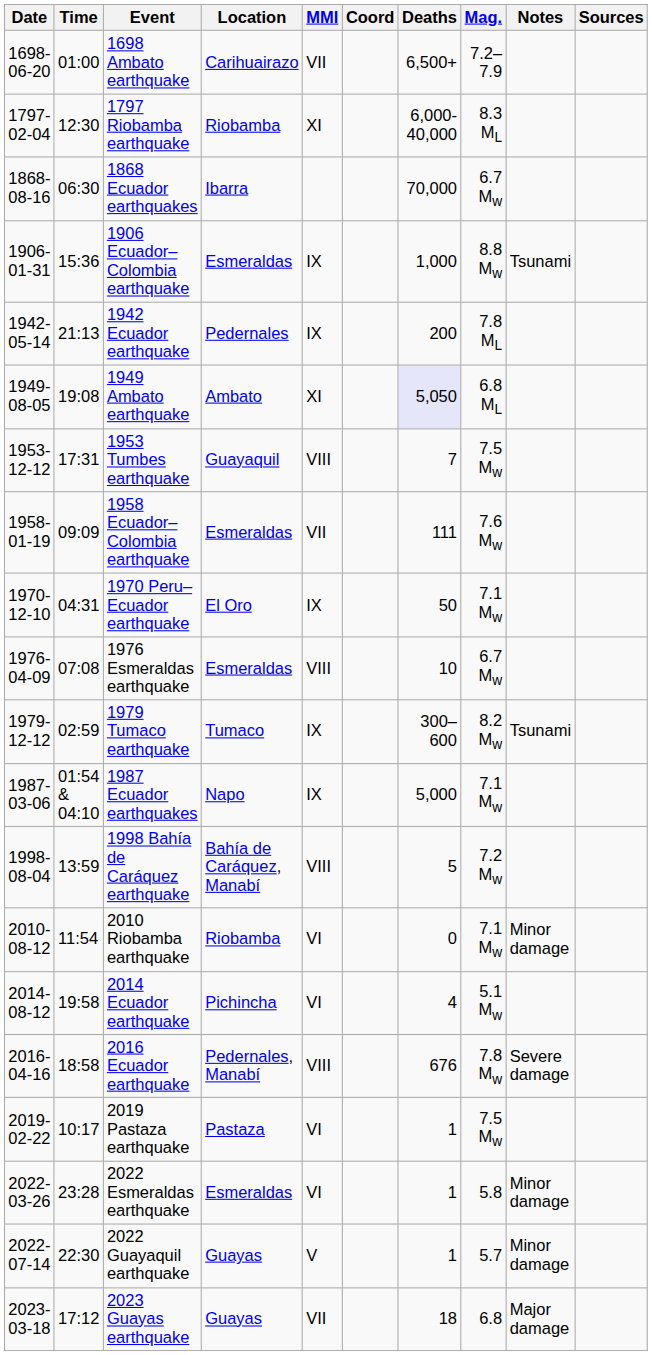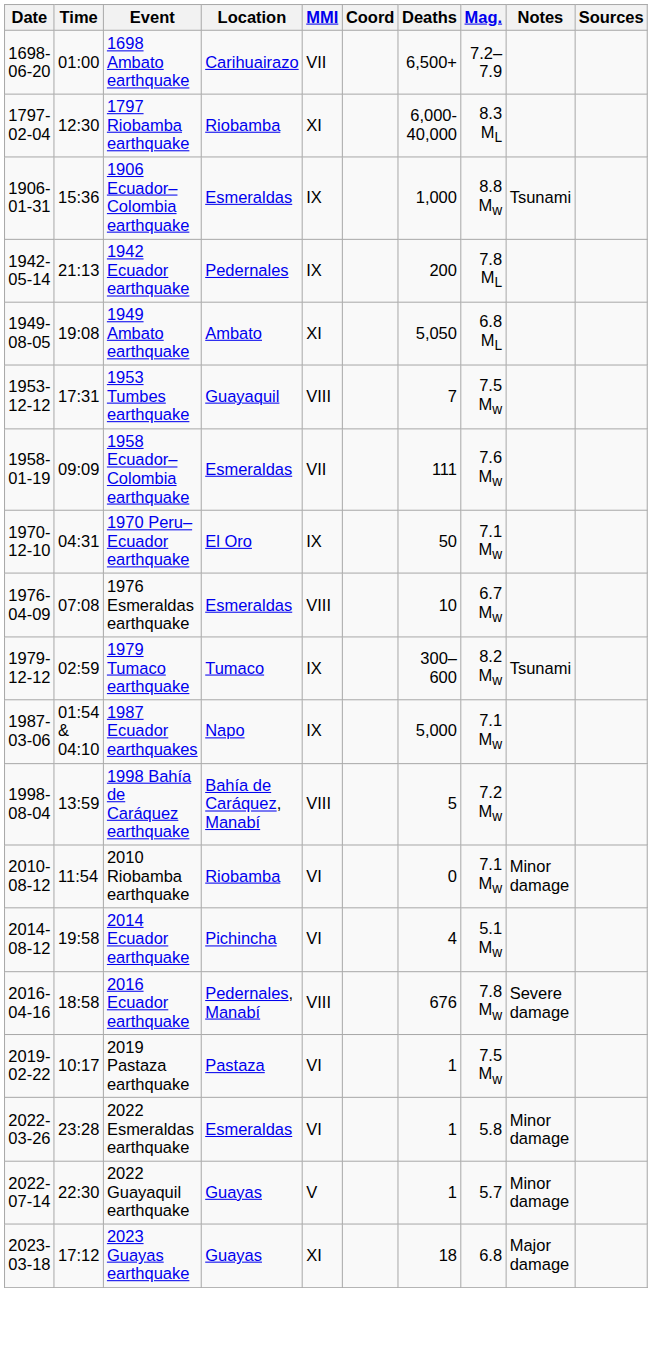- row: (152, 188)
(436, 396) lavender background -> (436, 333) no background
(316, 1318) VII -> (314, 1255) XI
